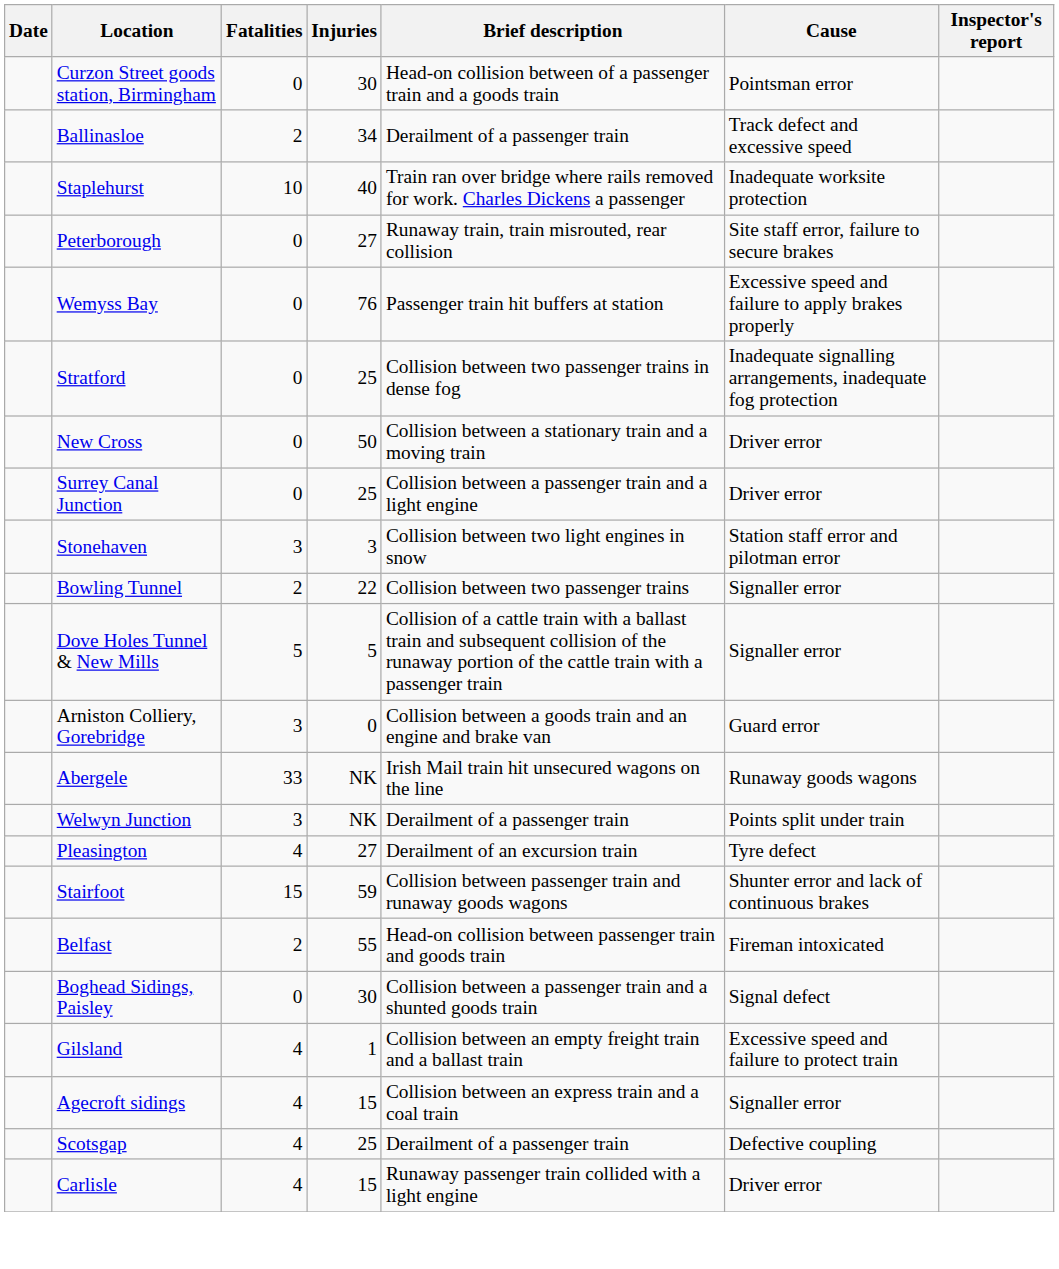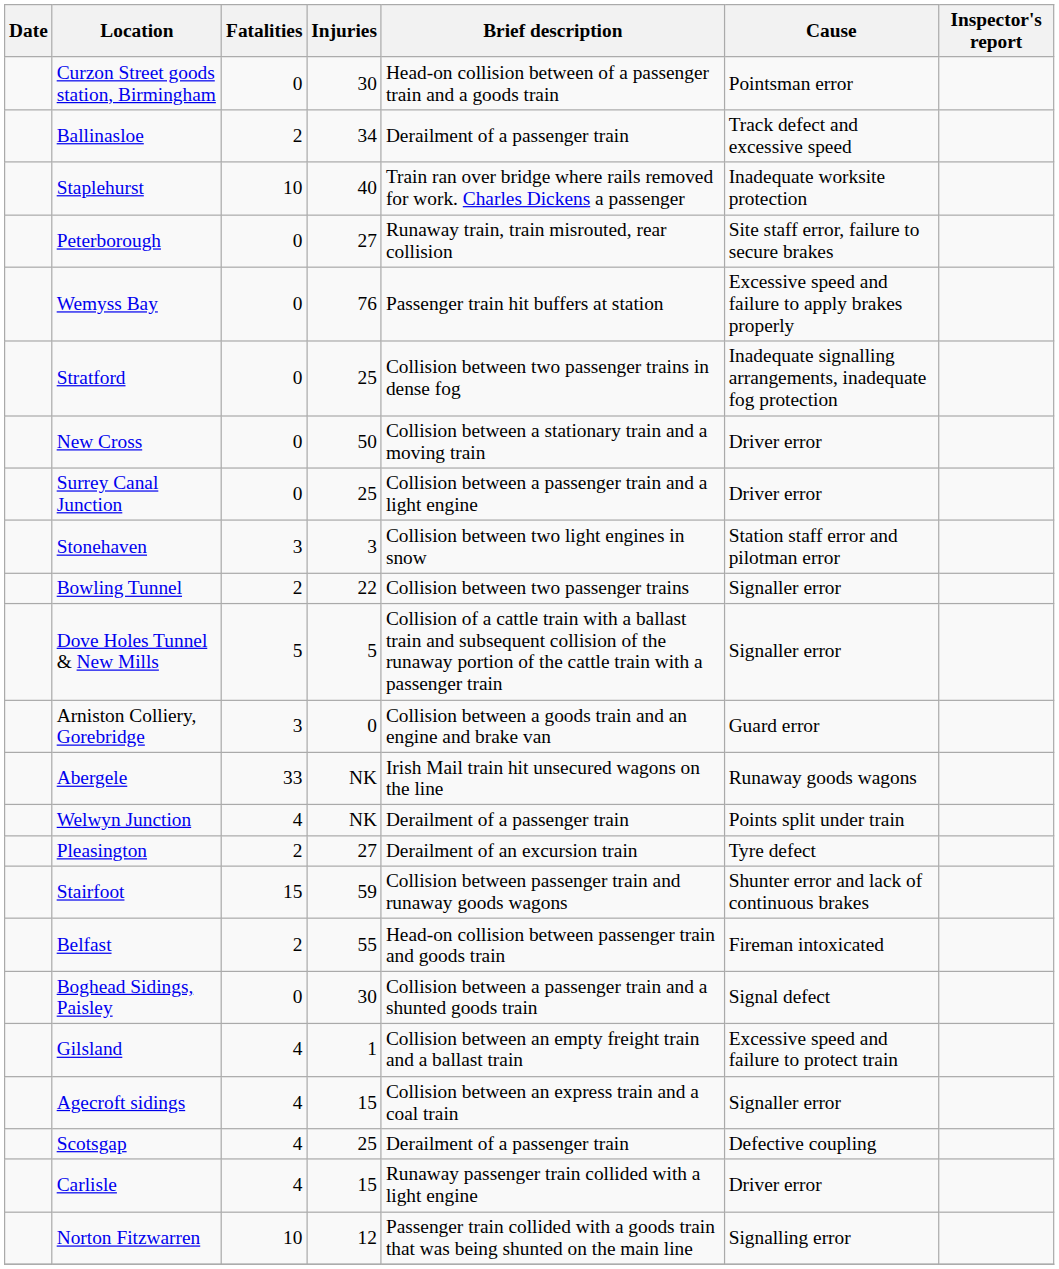(298, 819) 3 -> (298, 819) 4
(298, 850) 4 -> (298, 850) 2
+ row: (128, 1237)
